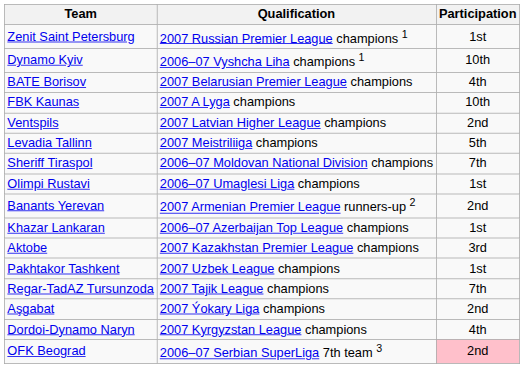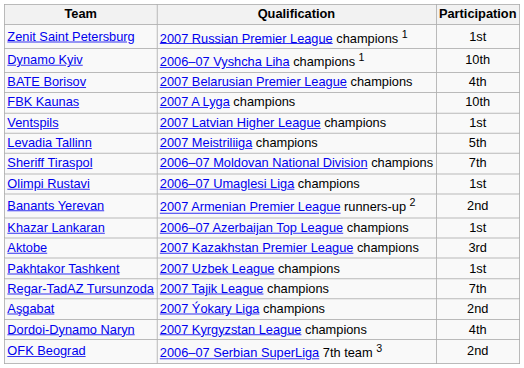(478, 123) 2nd -> (478, 123) 1st
(478, 351) pink background -> (478, 351) no background
